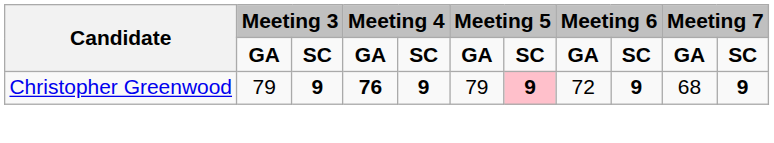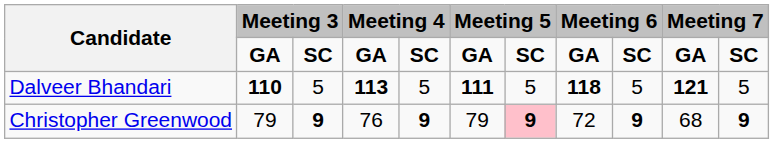+ row: (90, 87)
(371, 87) bold -> (371, 120) normal
